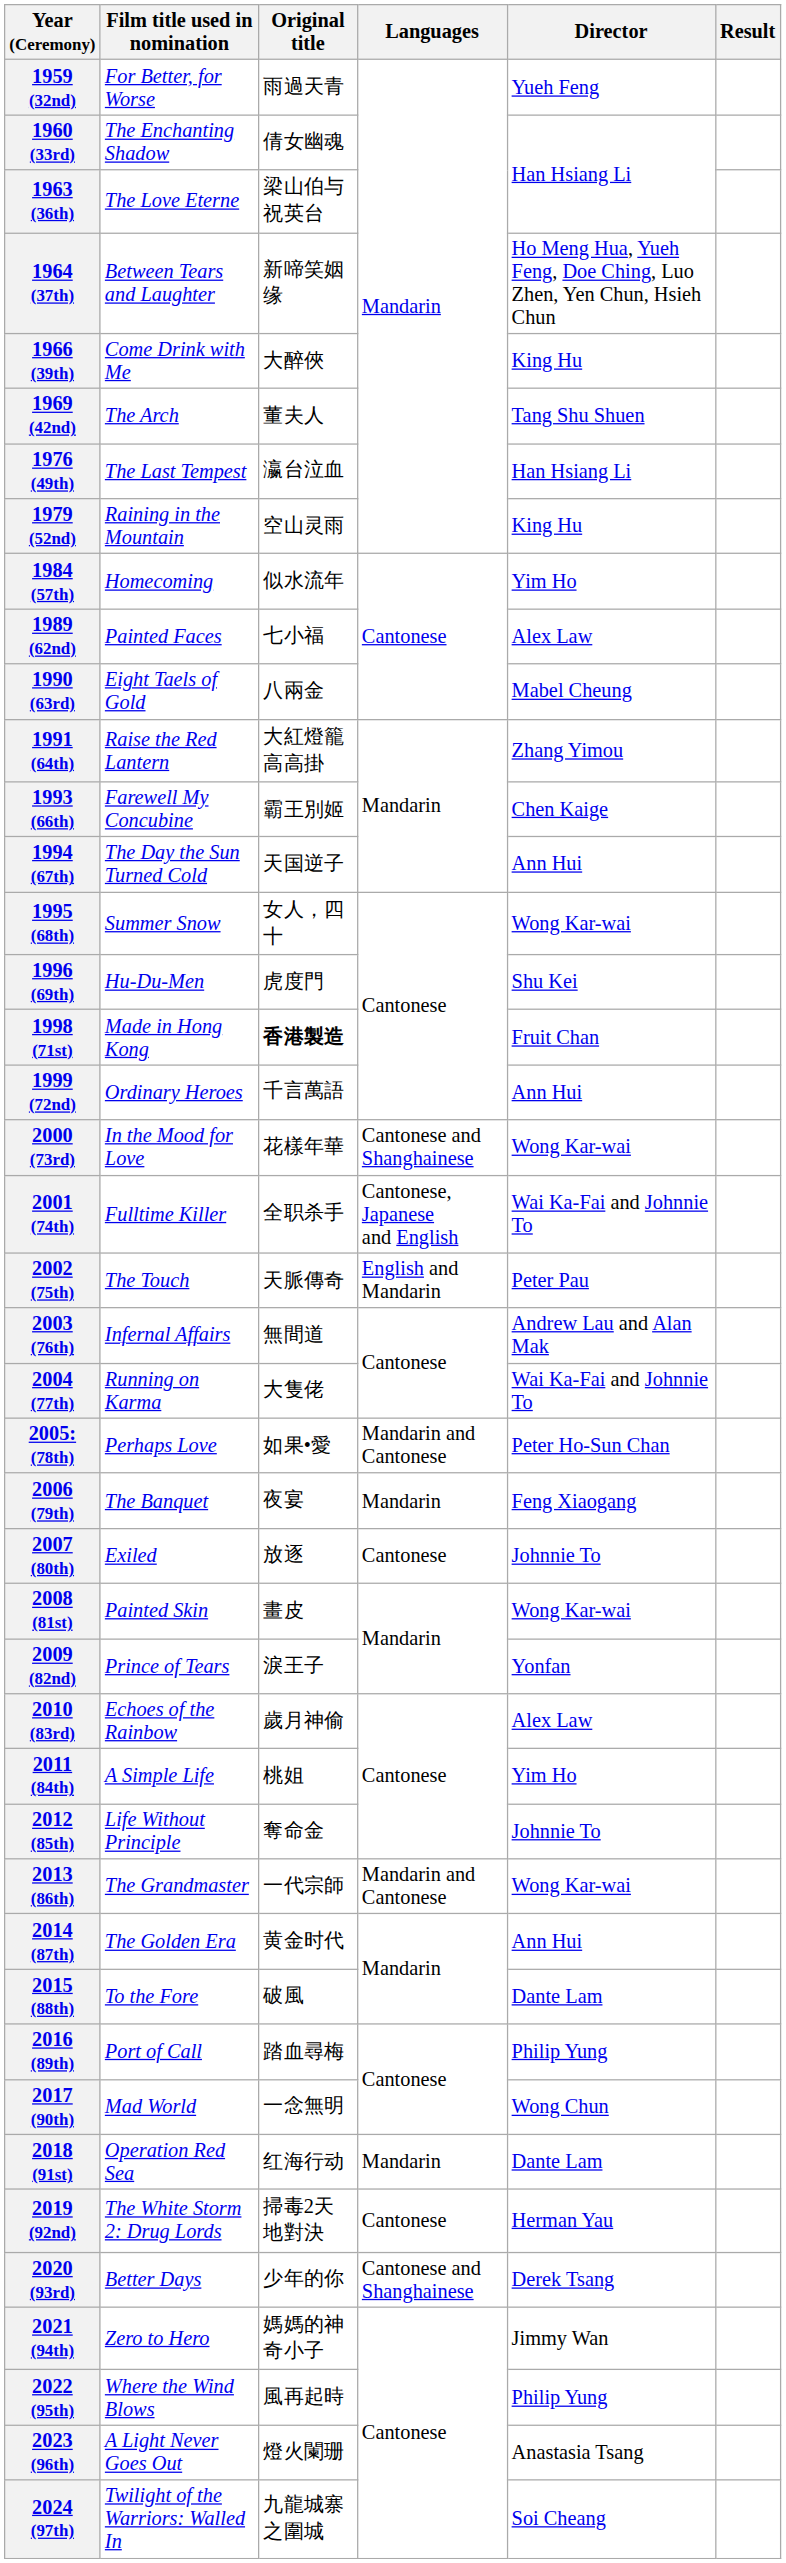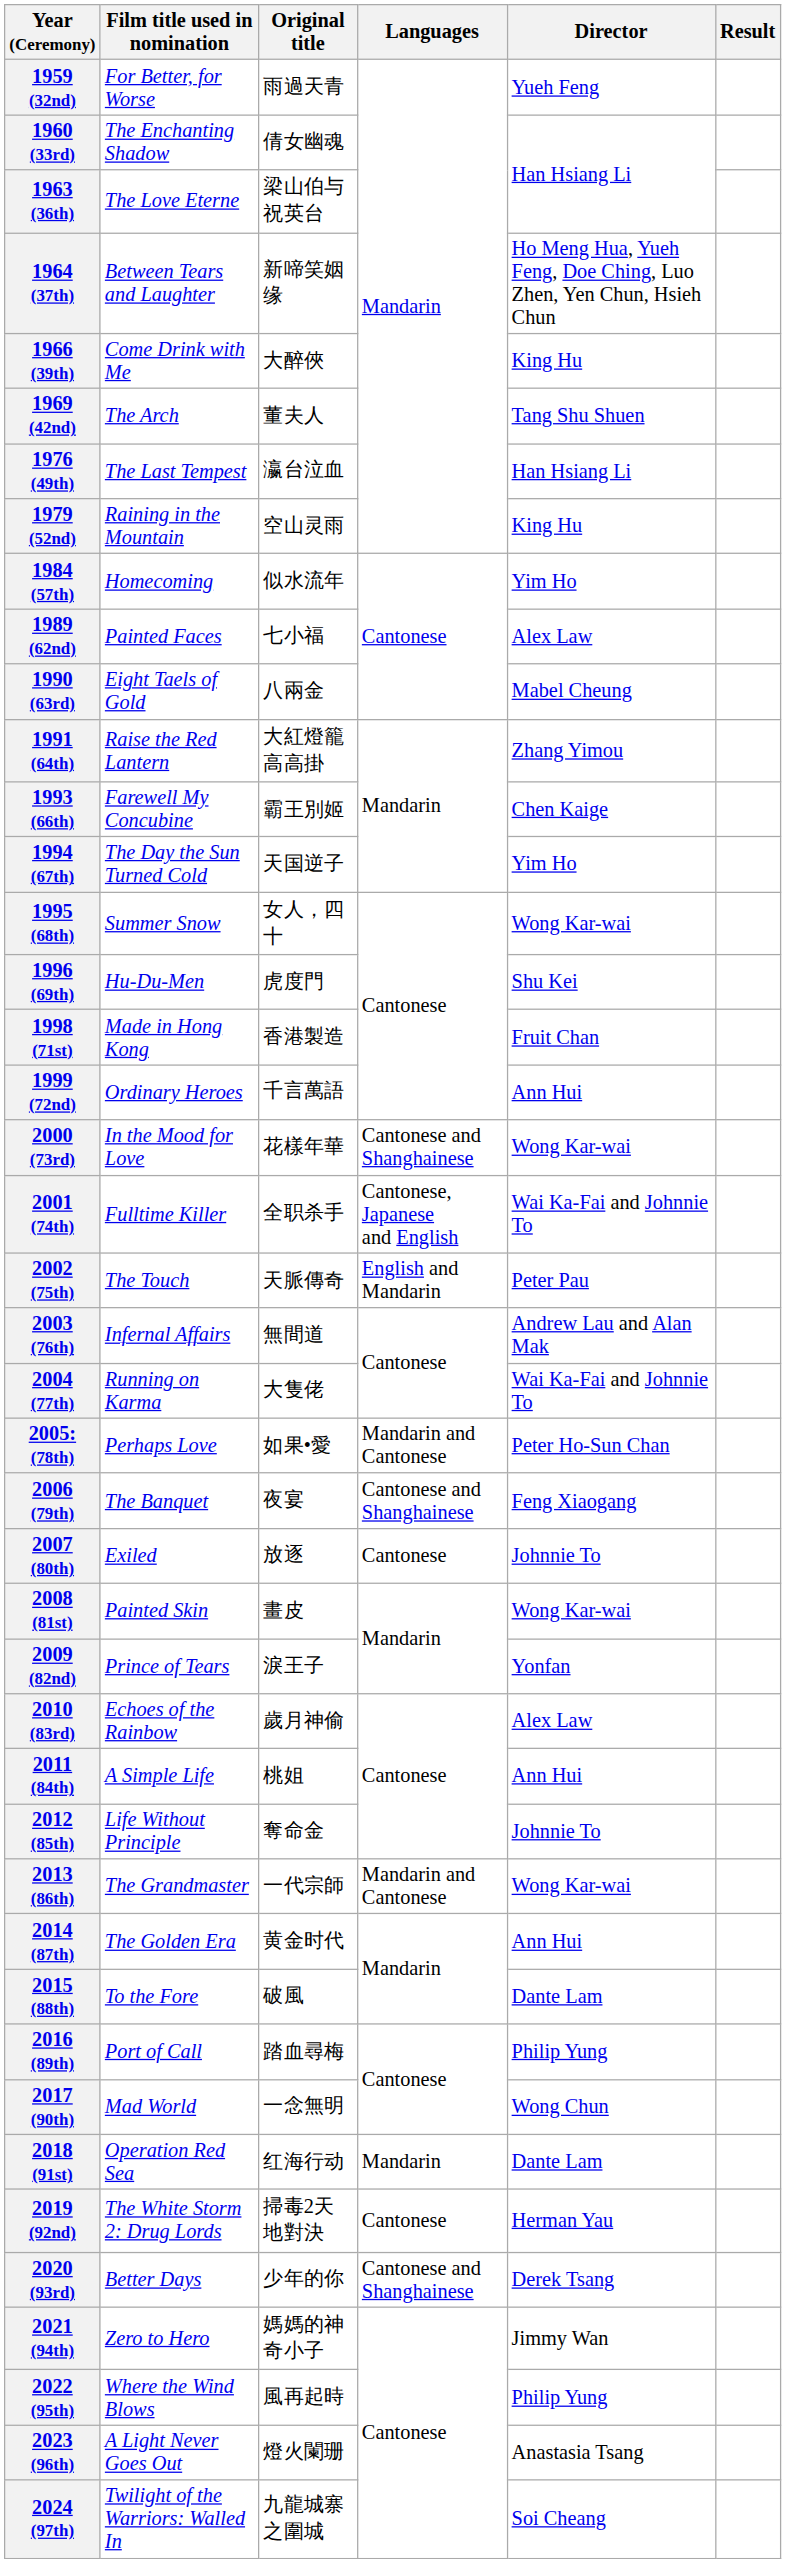(547, 864) Ann Hui -> (544, 864) Yim Ho
(304, 1036) bold -> (304, 1036) normal
(401, 1500) Mandarin -> (421, 1500) Cantonese and Shanghainese
(544, 1776) Yim Ho -> (547, 1776) Ann Hui
